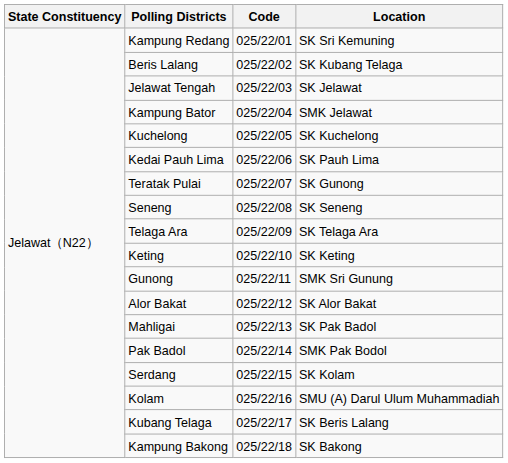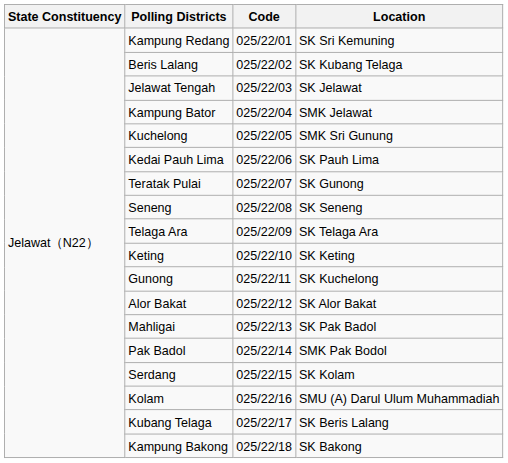(339, 136) SK Kuchelong -> (346, 136) SMK Sri Gunung
(346, 279) SMK Sri Gunung -> (339, 279) SK Kuchelong
